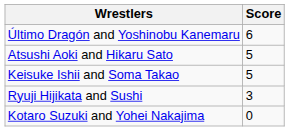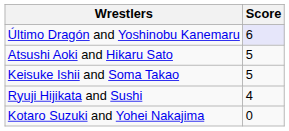(249, 34) no background -> (249, 34) lavender background
(249, 95) 3 -> (249, 95) 4
